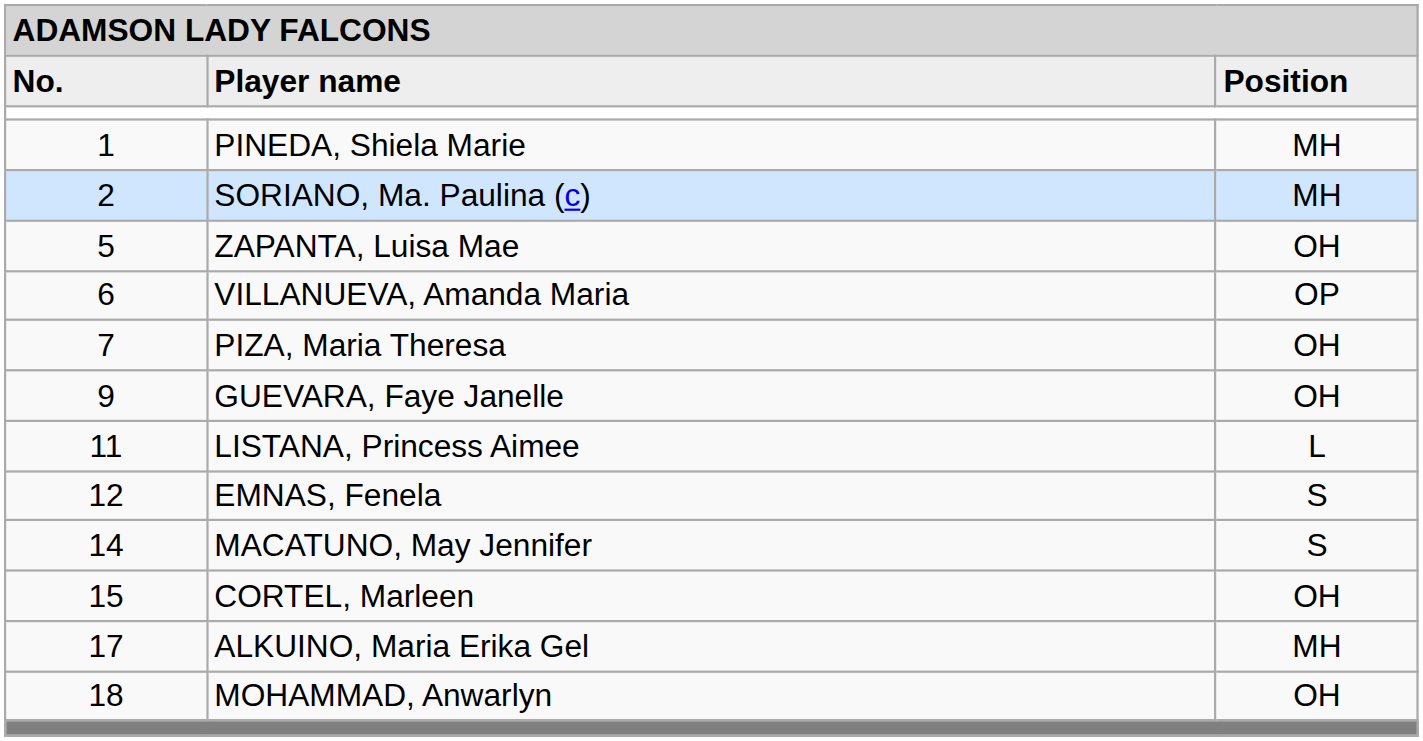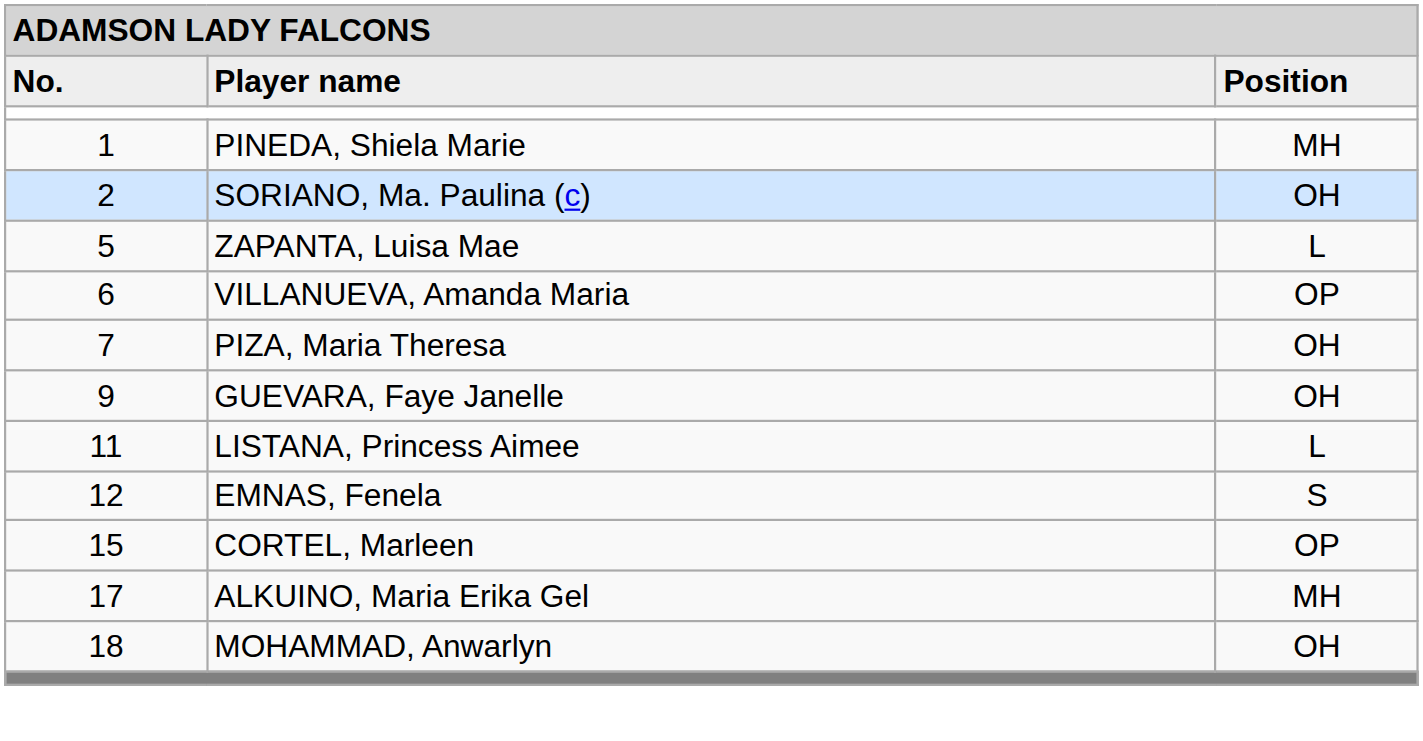(1317, 196) MH -> (1317, 196) OH
(1317, 246) OH -> (1317, 246) L
- row: (106, 546)
(1317, 596) OH -> (1317, 546) OP
